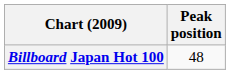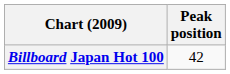(196, 57) 48 -> (196, 57) 42
